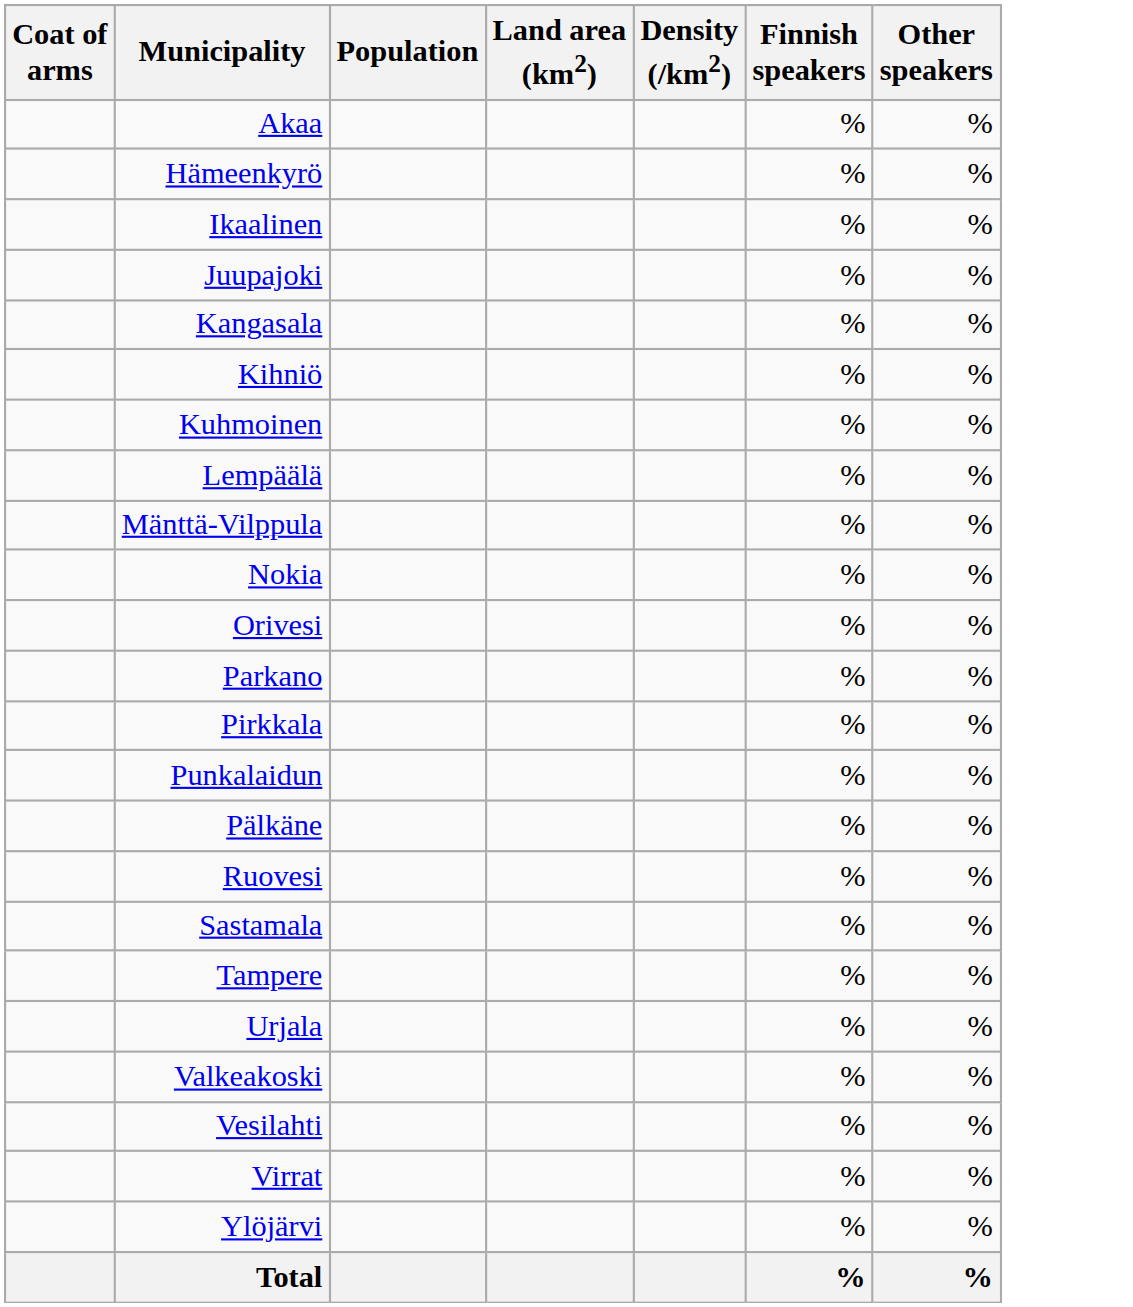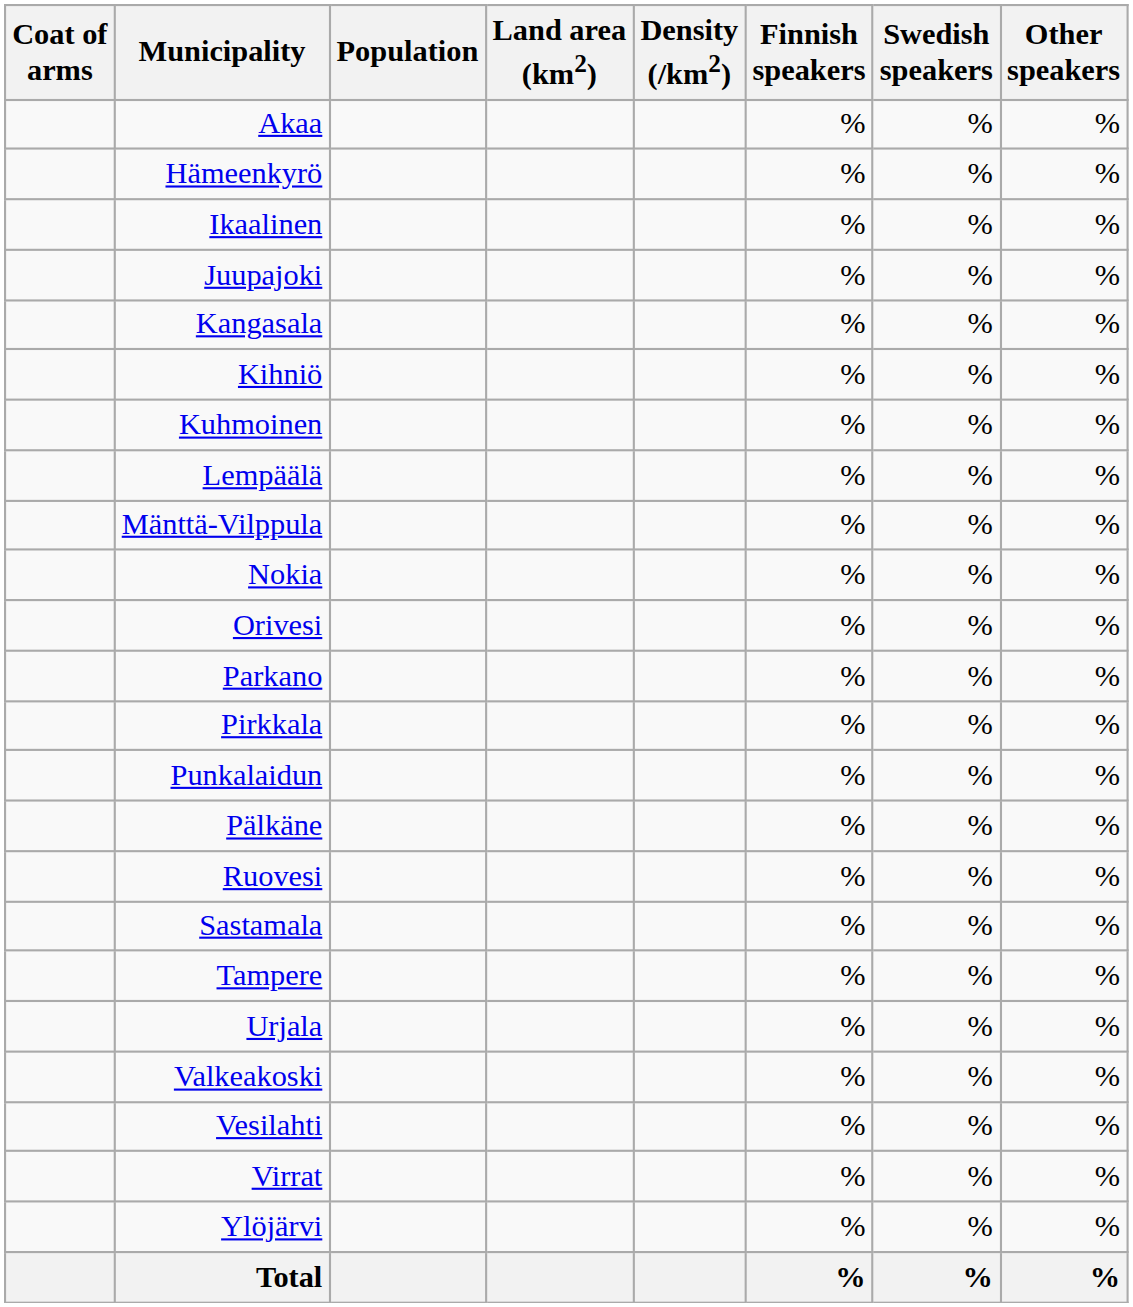+ column: (936, 51)
